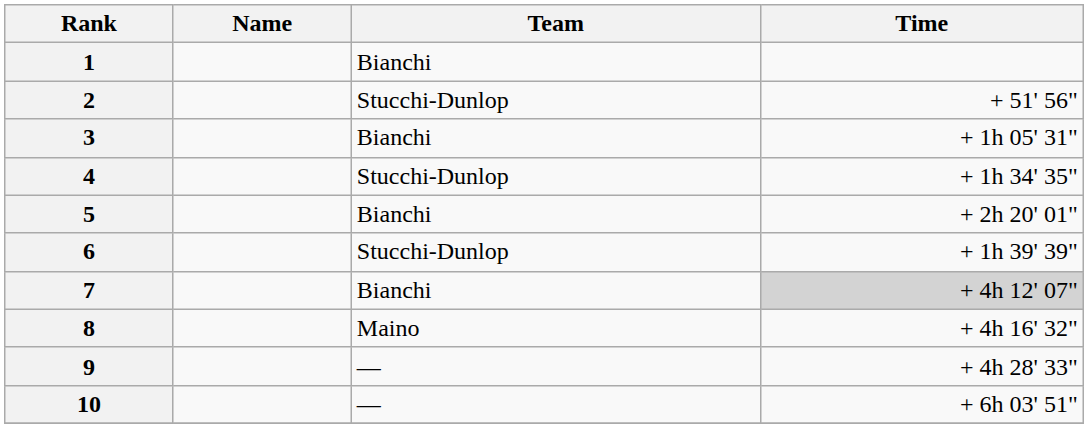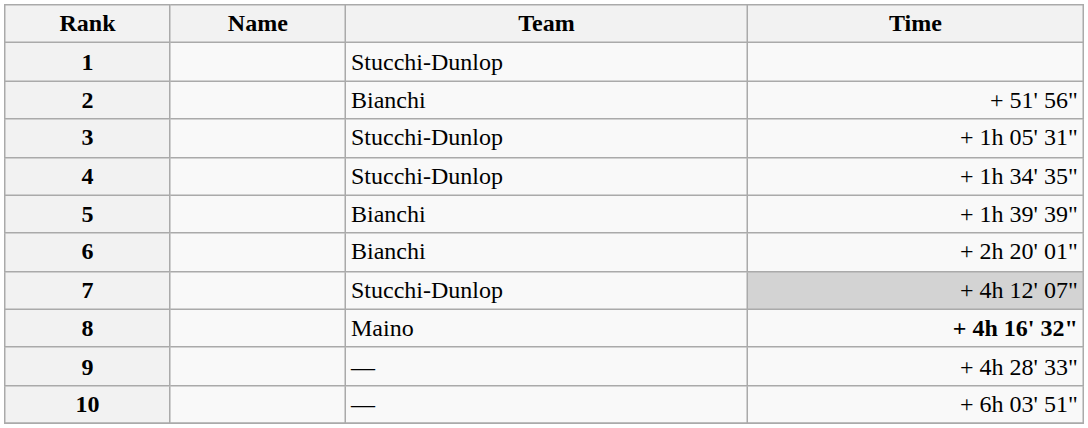(394, 61) Bianchi -> (427, 61) Stucchi-Dunlop
(433, 99) Stucchi-Dunlop -> (388, 99) Bianchi
(394, 137) Bianchi -> (427, 137) Stucchi-Dunlop
(1019, 213) + 2h 20' 01" -> (1019, 213) + 1h 39' 39"
(433, 251) Stucchi-Dunlop -> (388, 251) Bianchi
(1019, 251) + 1h 39' 39" -> (1019, 251) + 2h 20' 01"
(394, 289) Bianchi -> (427, 289) Stucchi-Dunlop
(1019, 328) normal -> (1015, 328) bold
